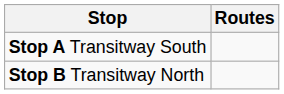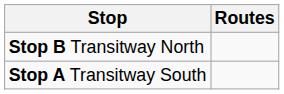rows swapped: (108, 46) <-> (106, 74)
